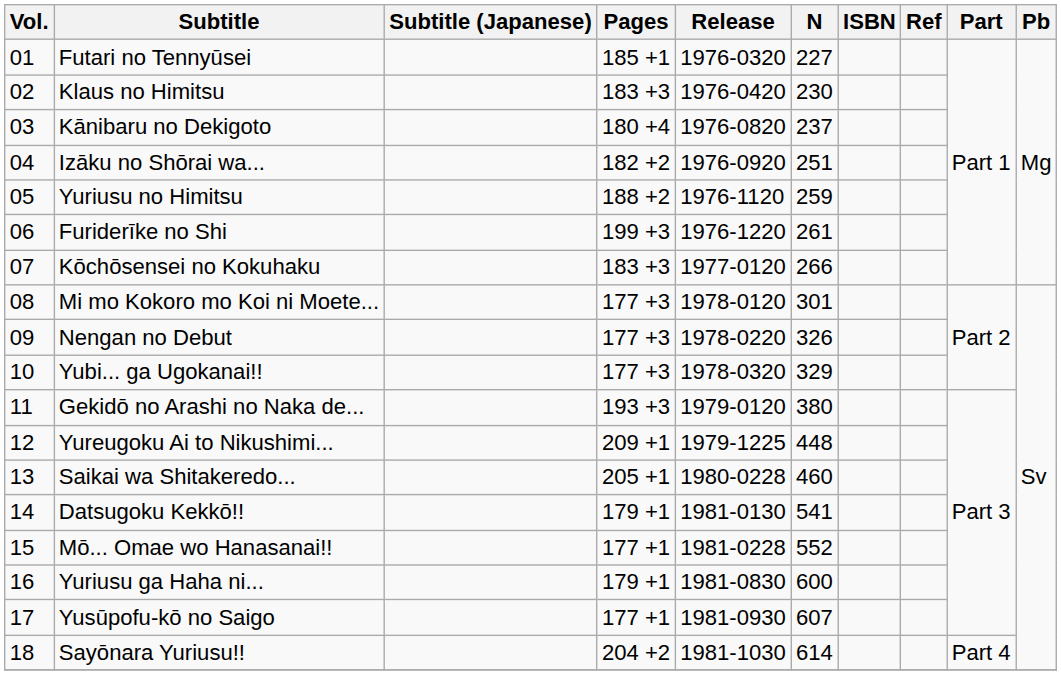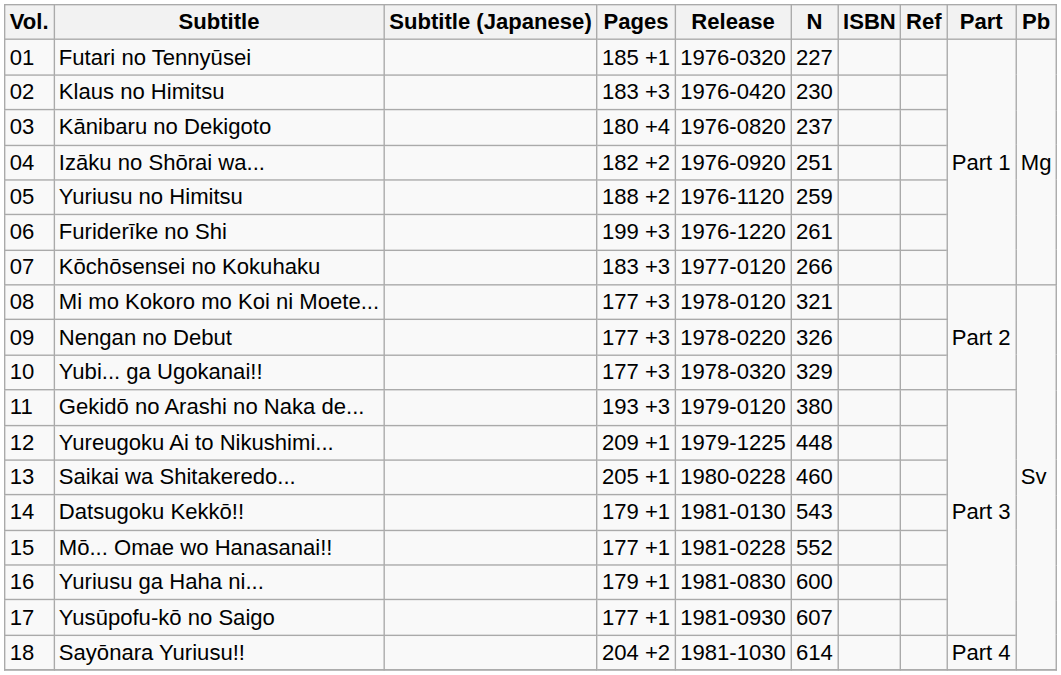(814, 302) 301 -> (814, 302) 321
(814, 512) 541 -> (814, 512) 543
